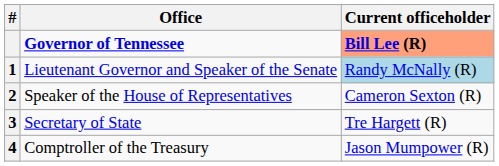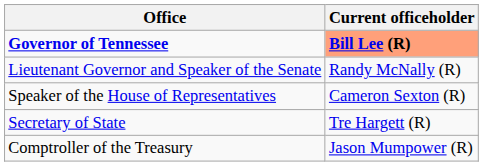- column: (12, 17)
(411, 69) lightblue background -> (395, 69) no background
